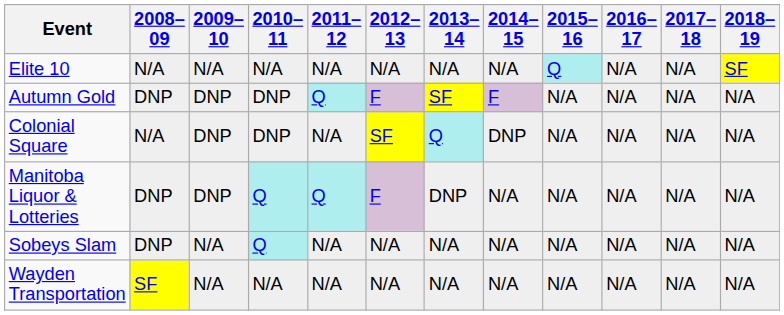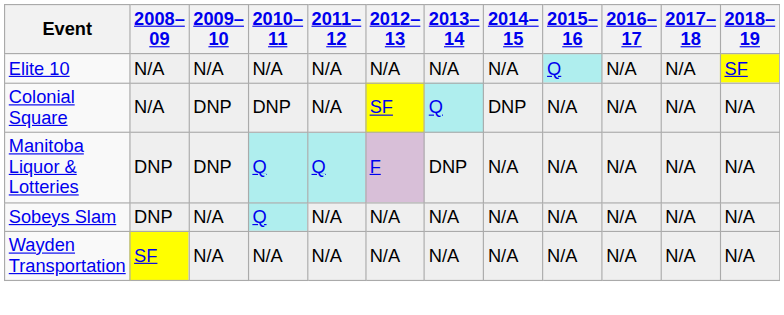- row: (62, 97)
